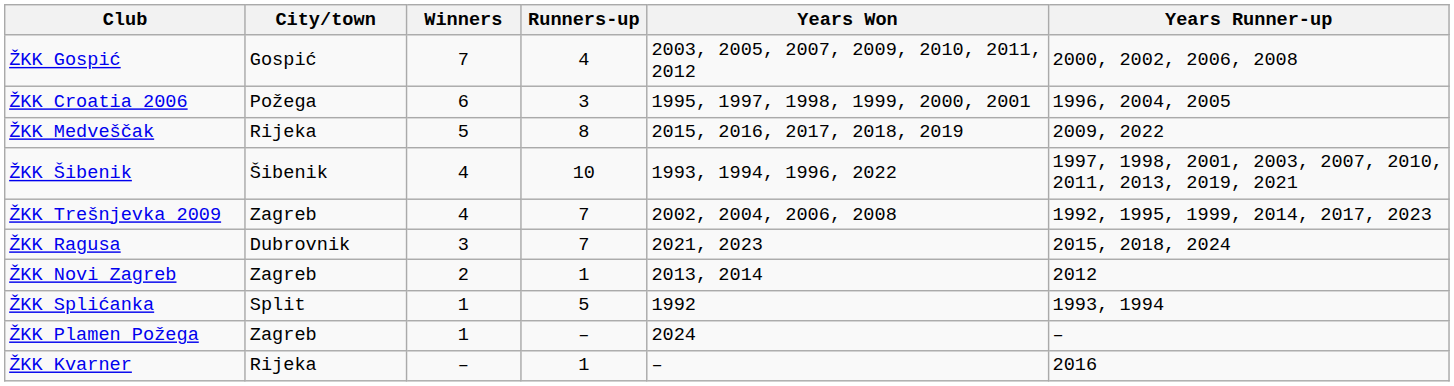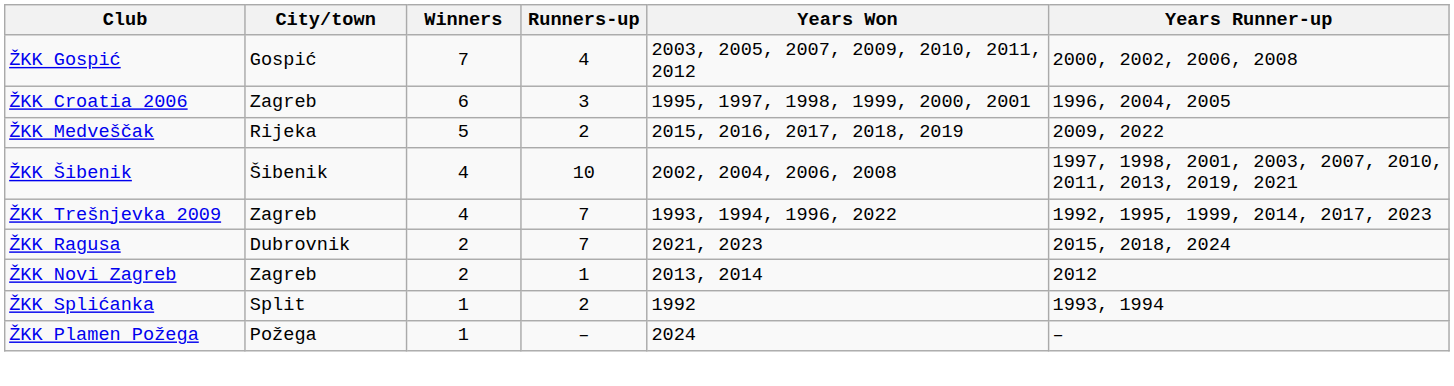(283, 102) Požega -> (283, 102) Zagreb
(584, 132) 8 -> (584, 132) 2
(774, 173) 1993, 1994, 1996, 2022 -> (774, 173) 2002, 2004, 2006, 2008
(774, 214) 2002, 2004, 2006, 2008 -> (774, 214) 1993, 1994, 1996, 2022
(463, 245) 3 -> (463, 245) 2
(584, 305) 5 -> (584, 305) 2
(283, 335) Zagreb -> (283, 335) Požega
- row: (71, 366)
